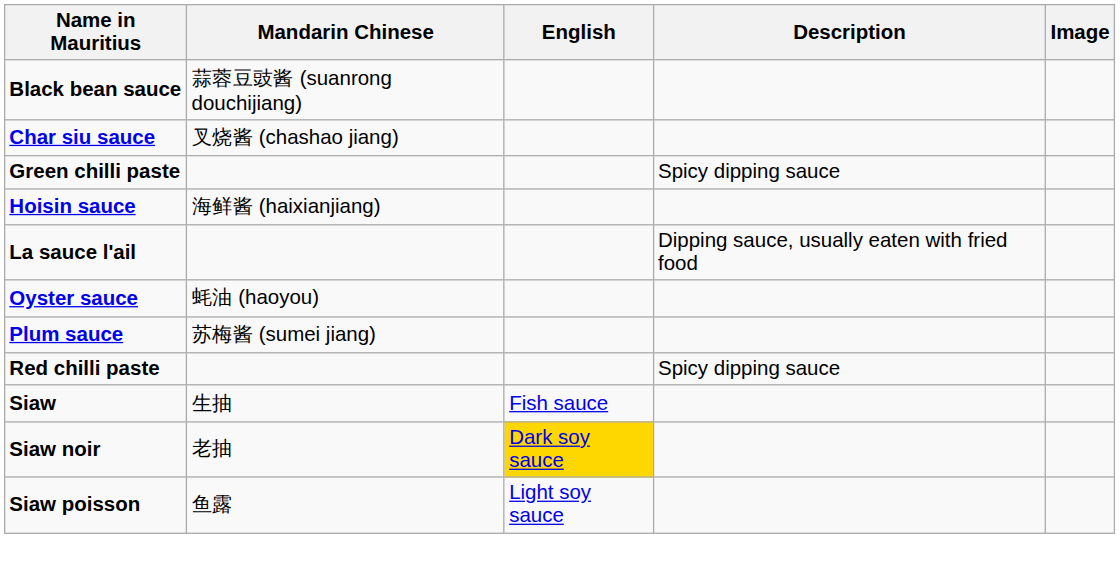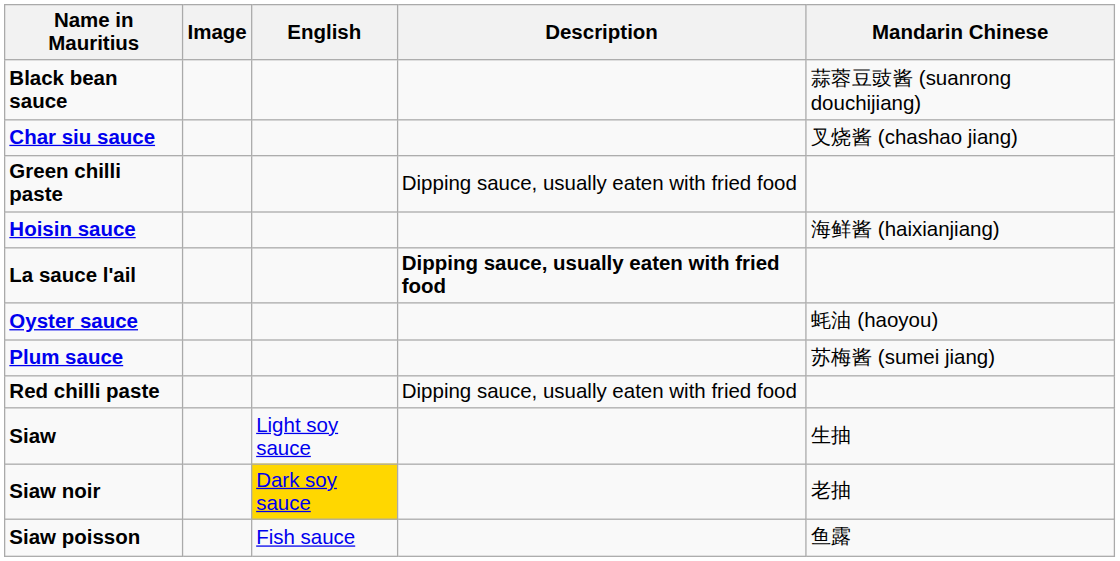columns swapped: (346, 32) <-> (1080, 32)
(749, 171) Spicy dipping sauce -> (599, 183) Dipping sauce, usually eaten with fried food
(833, 252) normal -> (591, 275) bold
(749, 368) Spicy dipping sauce -> (599, 391) Dipping sauce, usually eaten with fried food
(559, 403) Fish sauce -> (297, 435) Light soy sauce
(550, 504) Light soy sauce -> (306, 537) Fish sauce
